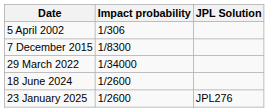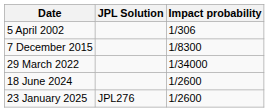columns swapped: (229, 13) <-> (144, 13)
